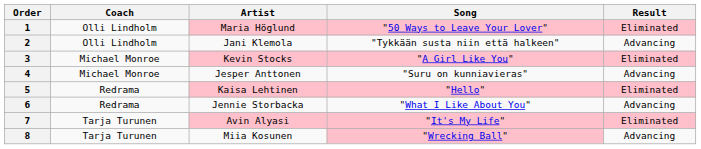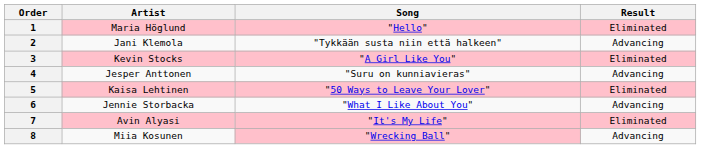- column: (120, 12)
(465, 28) "50 Ways to Leave Your Lover" -> (408, 28) "Hello"
(465, 89) "Hello" -> (408, 89) "50 Ways to Leave Your Lover"
